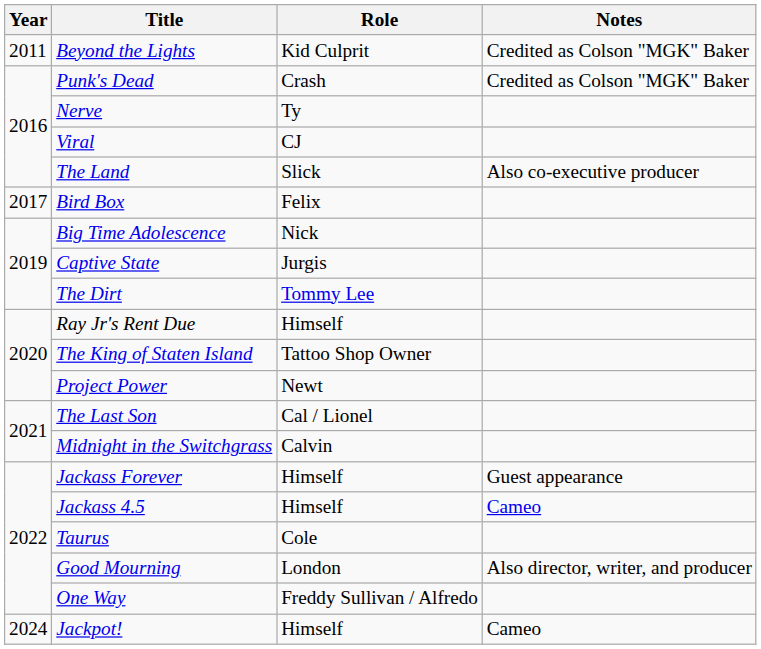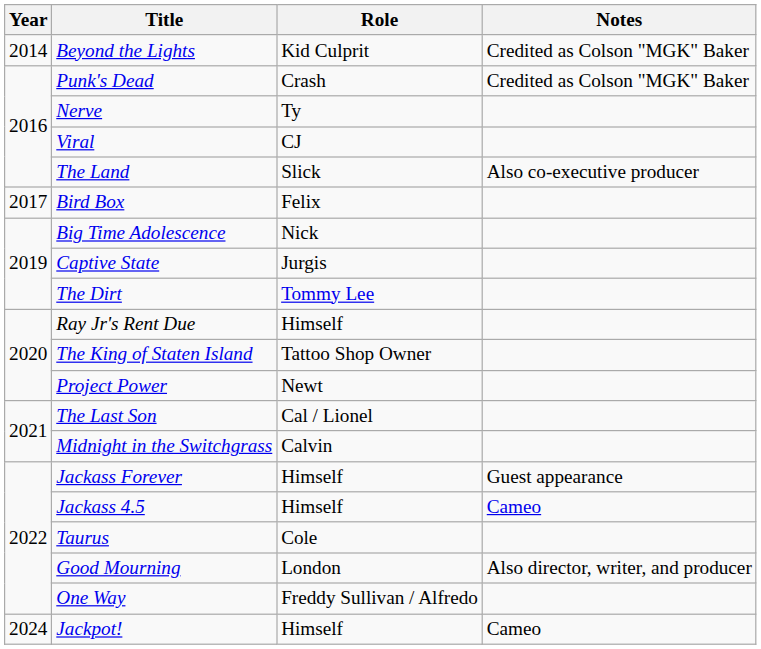(28, 50) 2011 -> (28, 50) 2014
